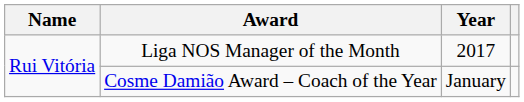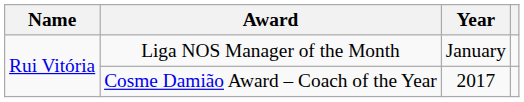(476, 50) 2017 -> (476, 50) January
(476, 81) January -> (476, 81) 2017
